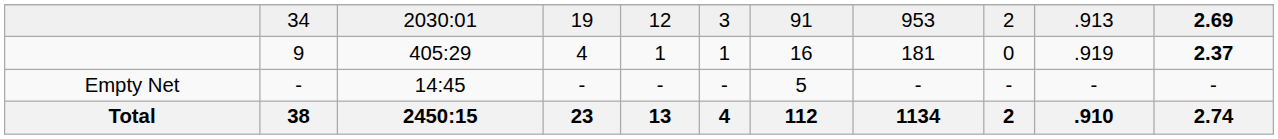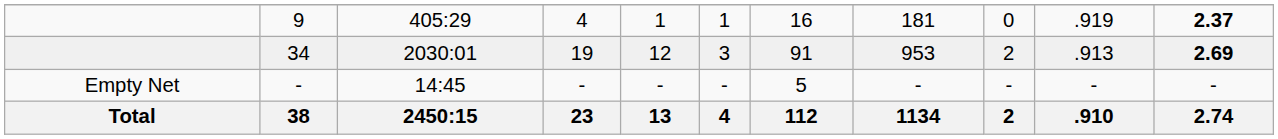rows swapped: (299, 52) <-> (299, 20)
